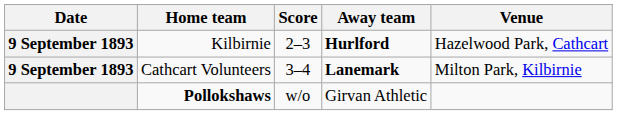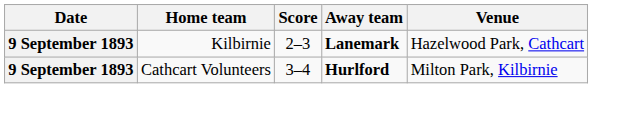(357, 43) Hurlford -> (362, 43) Lanemark
(362, 69) Lanemark -> (357, 69) Hurlford
- row: (227, 95)
